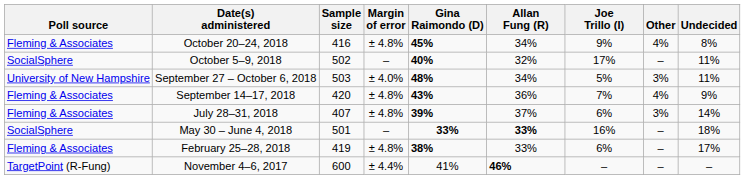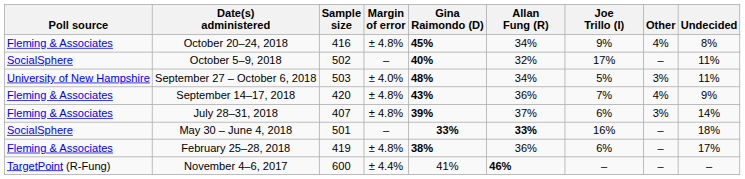(526, 148) 33% -> (526, 148) 36%
